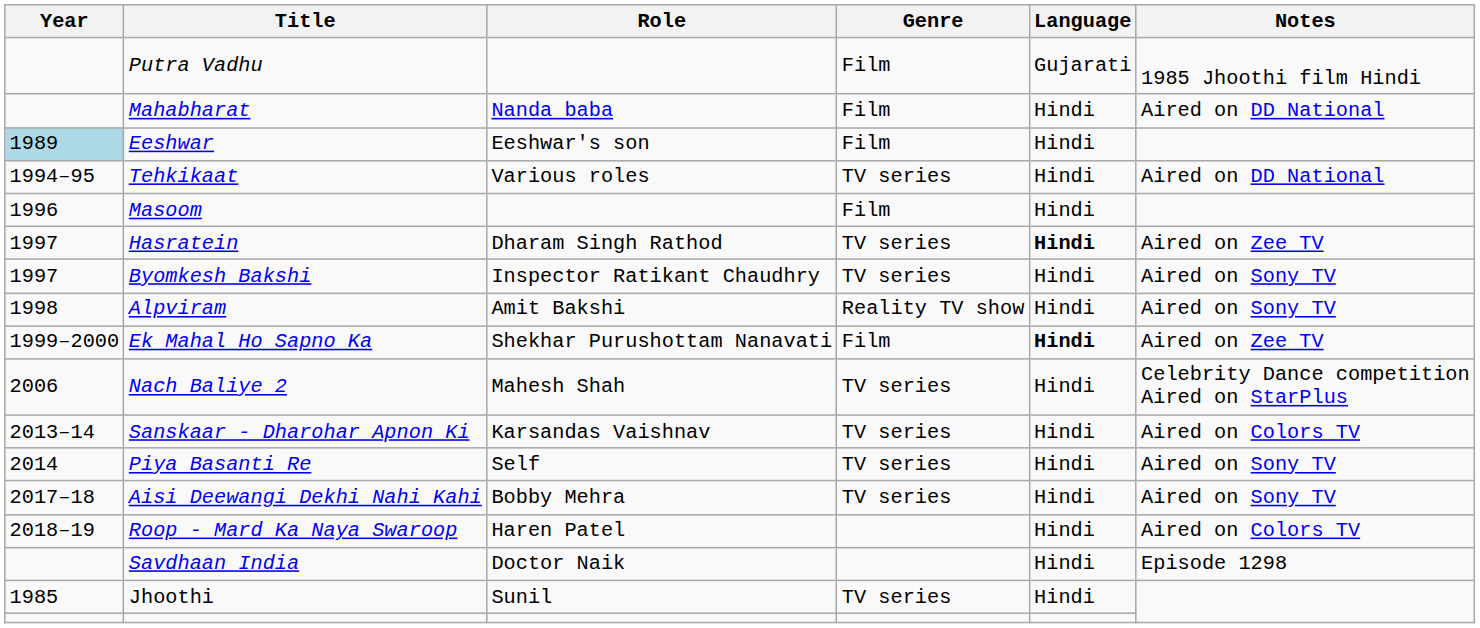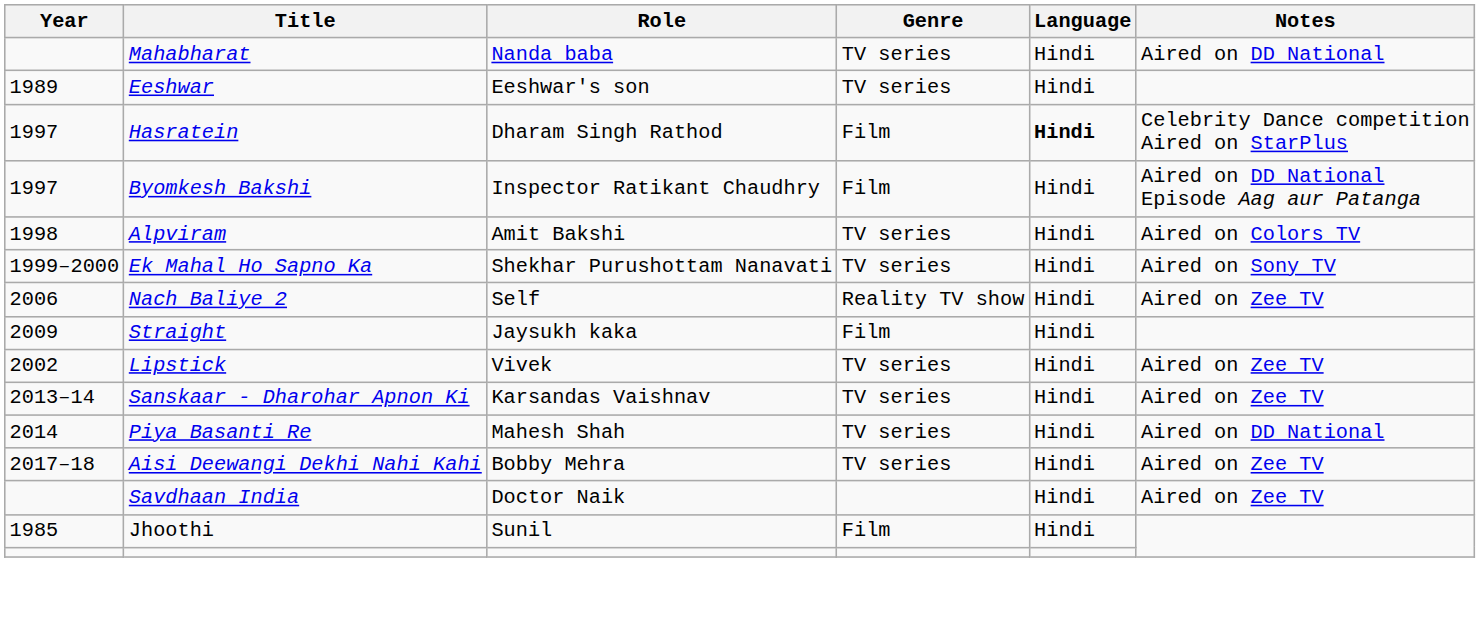- row: (196, 66)
(866, 111) Film -> (897, 54) TV series
(34, 144) lightblue background -> (34, 87) no background
(866, 144) Film -> (897, 87) TV series
- row: (184, 177)
- row: (165, 210)
(897, 243) TV series -> (866, 132) Film
(1232, 243) Aired on Zee TV -> (1305, 132) Celebrity Dance competition Aired on StarPlus
(897, 276) TV series -> (866, 189) Film
(1238, 276) Aired on Sony TV -> (1281, 189) Aired on DD National Episode Aag aur Patanga
(933, 309) Reality TV show -> (897, 233) TV series
(1238, 309) Aired on Sony TV -> (1251, 233) Aired on Colors TV
(866, 342) Film -> (897, 266) TV series
(1064, 342) bold -> (1064, 266) normal
(1232, 342) Aired on Zee TV -> (1238, 266) Aired on Sony TV
(558, 387) Mahesh Shah -> (516, 299) Self
(897, 387) TV series -> (933, 299) Reality TV show
(1305, 387) Celebrity Dance competition Aired on StarPlus -> (1232, 299) Aired on Zee TV
+ row: (177, 333)
+ row: (177, 366)
(1251, 432) Aired on Colors TV -> (1232, 399) Aired on Zee TV
(516, 465) Self -> (558, 432) Mahesh Shah
(1238, 465) Aired on Sony TV -> (1263, 432) Aired on DD National
(1238, 498) Aired on Sony TV -> (1232, 465) Aired on Zee TV
- row: (293, 531)
(1214, 564) Episode 1298 -> (1232, 498) Aired on Zee TV
(897, 597) TV series -> (866, 531) Film
